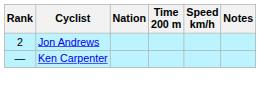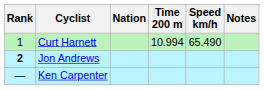+ row: (67, 42)
(20, 42) normal -> (20, 59) bold
